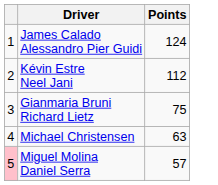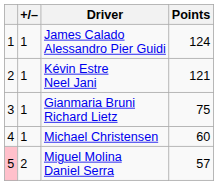+ column: (29, 15)
(176, 76) 112 -> (200, 76) 121
(180, 137) 63 -> (203, 137) 60
